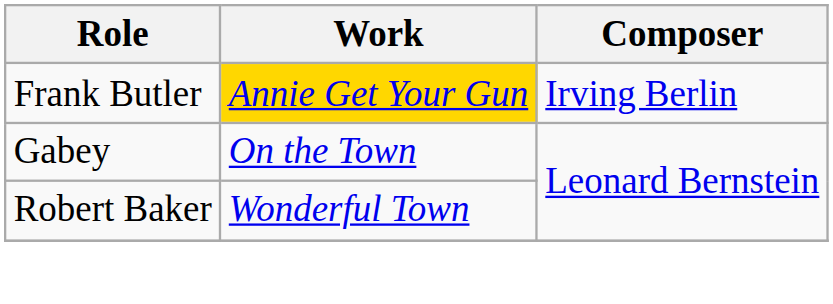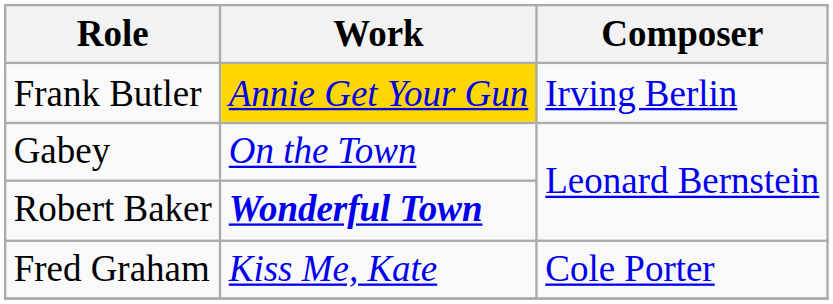(349, 209) normal -> (356, 209) bold
+ row: (112, 268)
